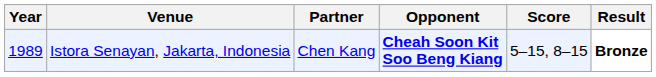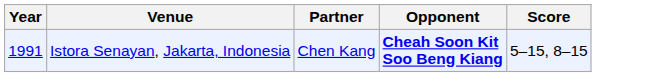- column: (621, 17)
(25, 50) 1989 -> (25, 50) 1991
